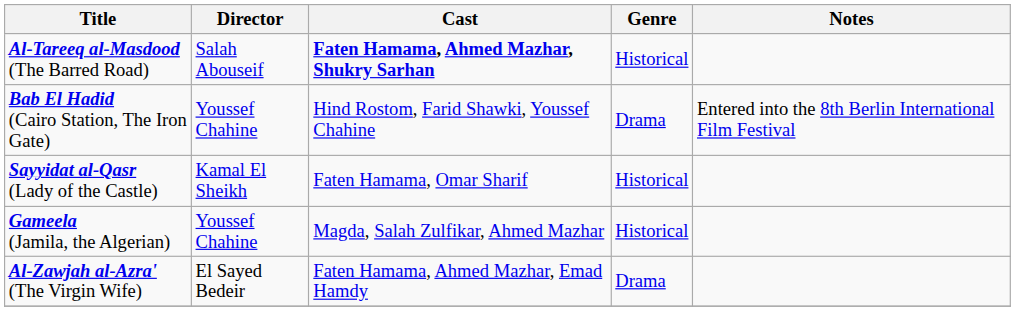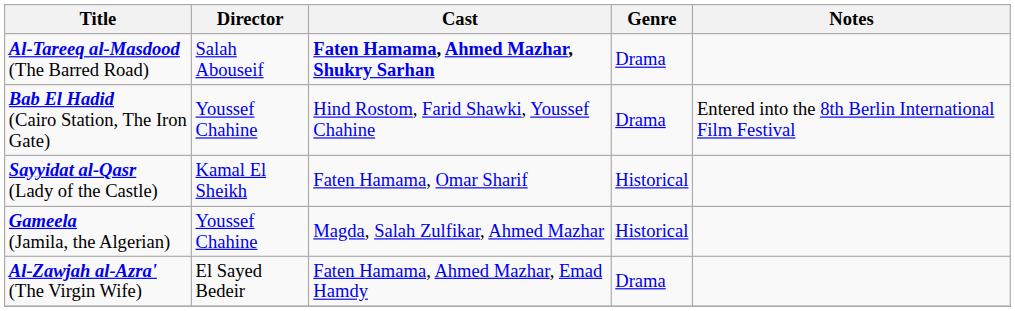(652, 59) Historical -> (641, 59) Drama
